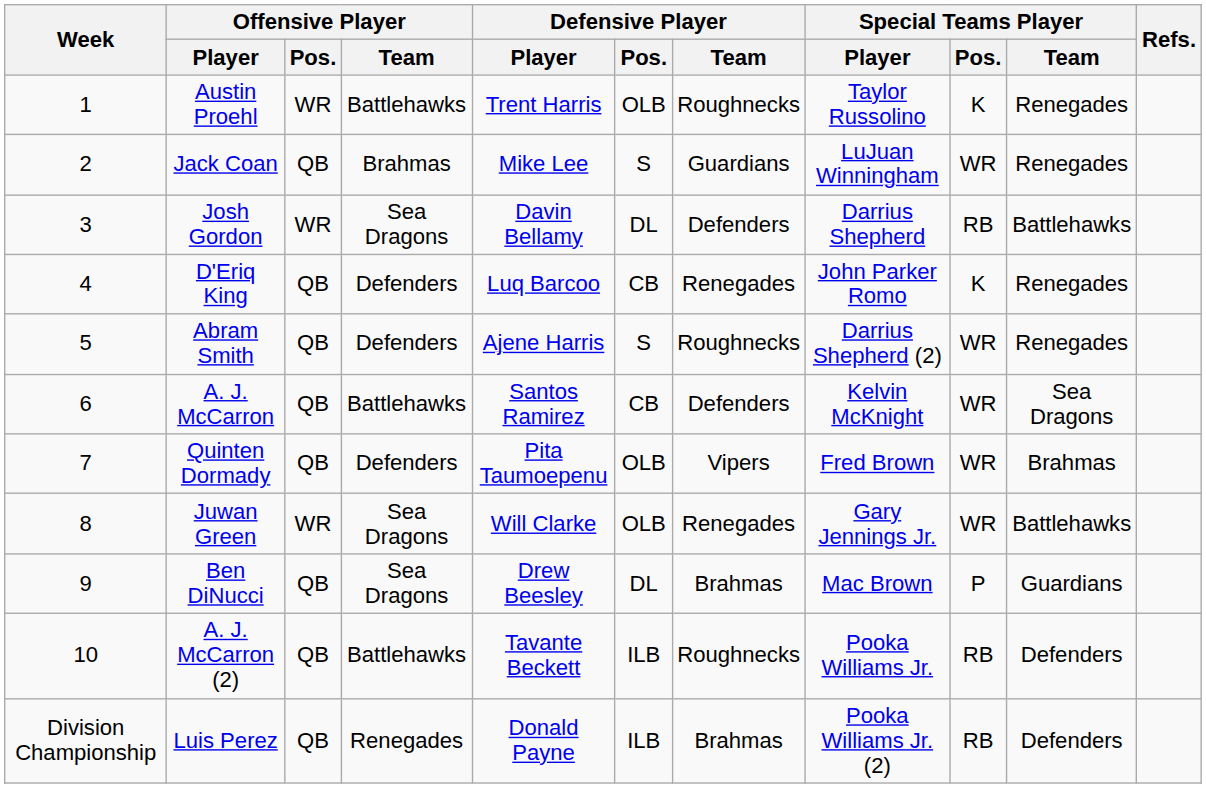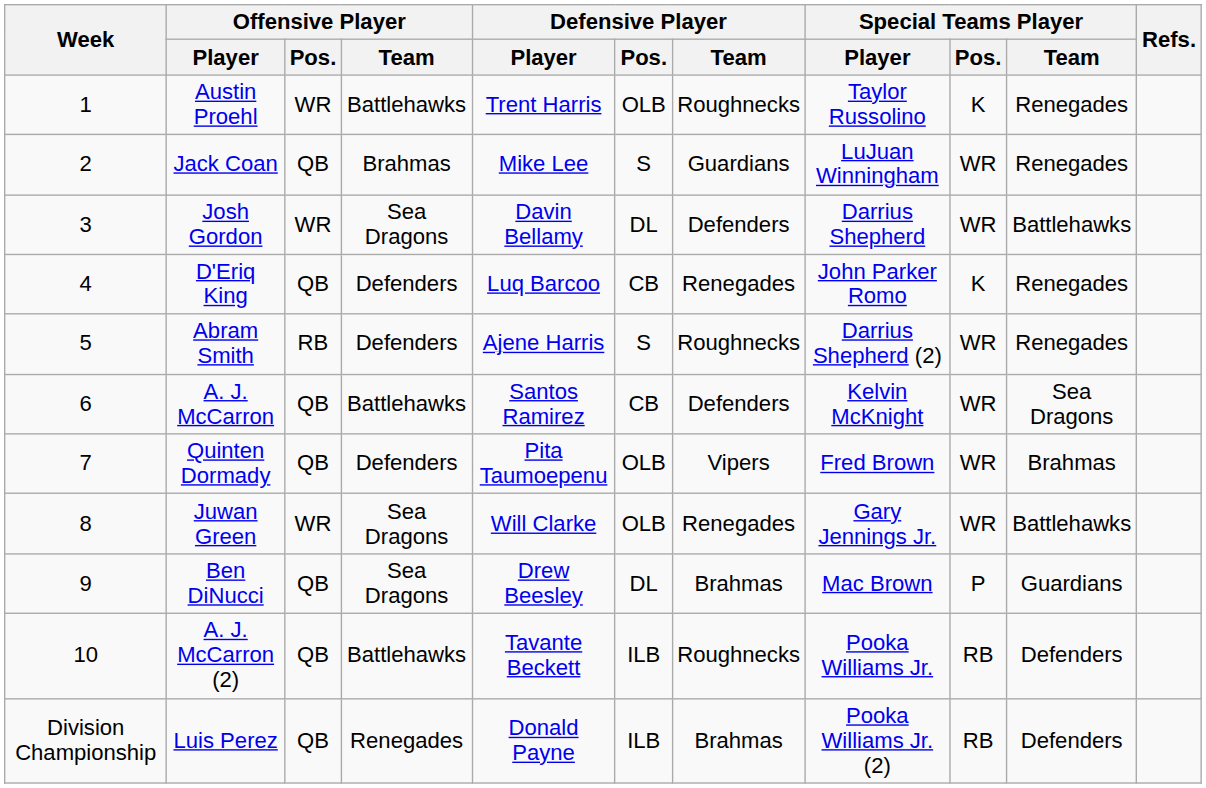(978, 224) RB -> (978, 224) WR
(313, 343) QB -> (313, 343) RB
